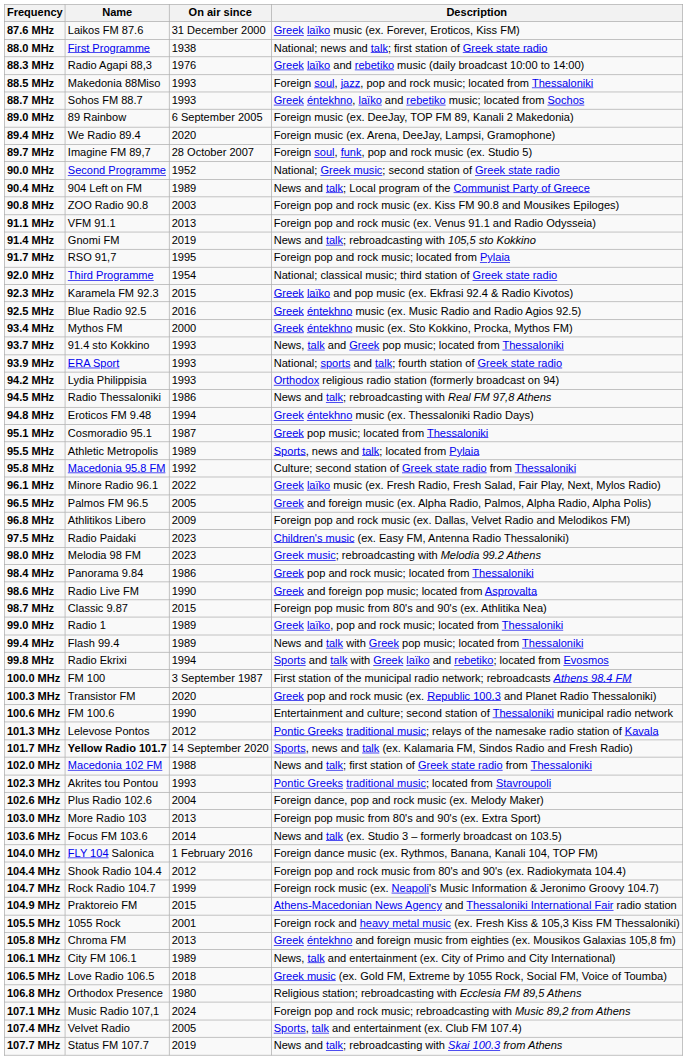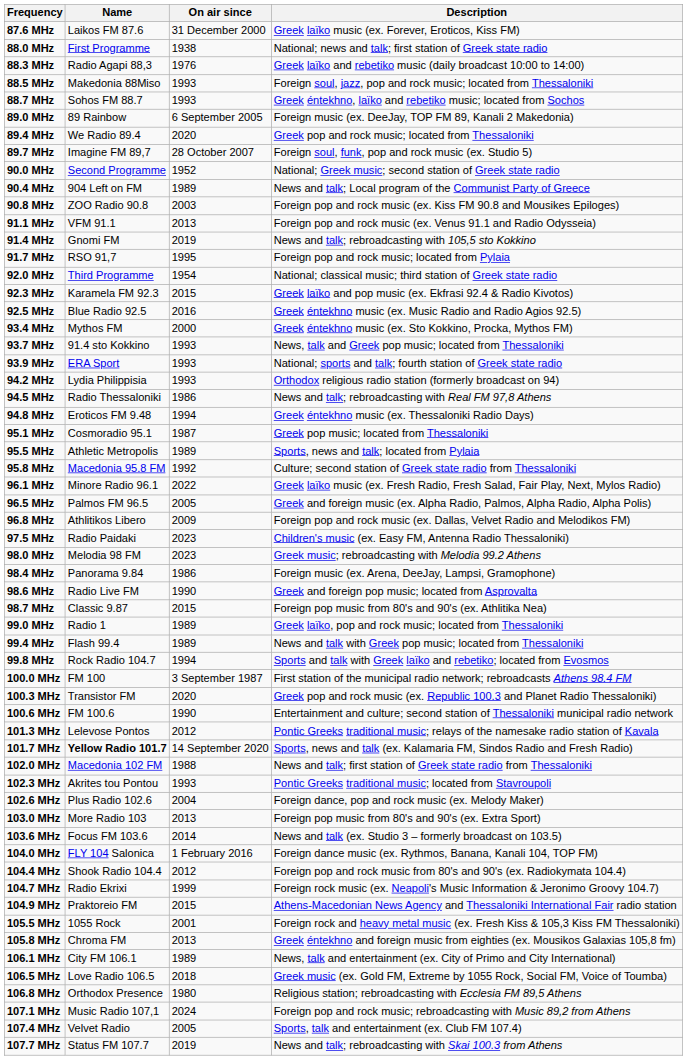(414, 135) Foreign music (ex. Arena, DeeJay, Lampsi, Gramophone) -> (404, 135) Greek pop and rock music; located from Thessaloniki
(404, 573) Greek pop and rock music; located from Thessaloniki -> (414, 573) Foreign music (ex. Arena, DeeJay, Lampsi, Gramophone)
(97, 661) Radio Ekrixi -> (112, 661) Rock Radio 104.7
(112, 888) Rock Radio 104.7 -> (97, 888) Radio Ekrixi
